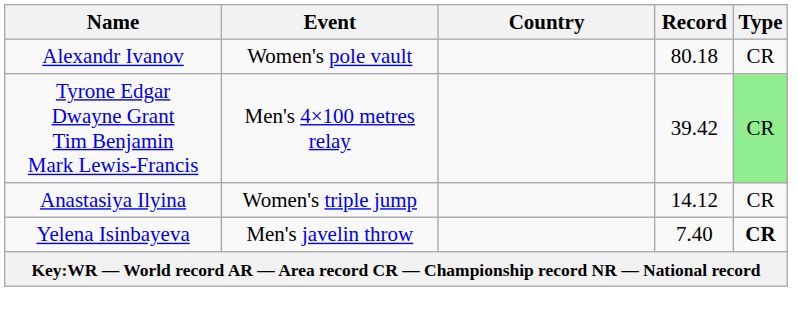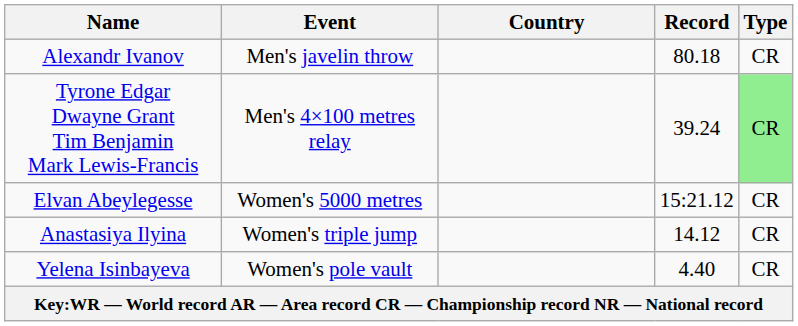(330, 56) Women's pole vault -> (330, 56) Men's javelin throw
(694, 128) 39.42 -> (697, 128) 39.24
+ row: (113, 200)
(330, 234) Men's javelin throw -> (330, 269) Women's pole vault
(694, 234) 7.40 -> (697, 269) 4.40
(760, 234) bold -> (765, 269) normal
